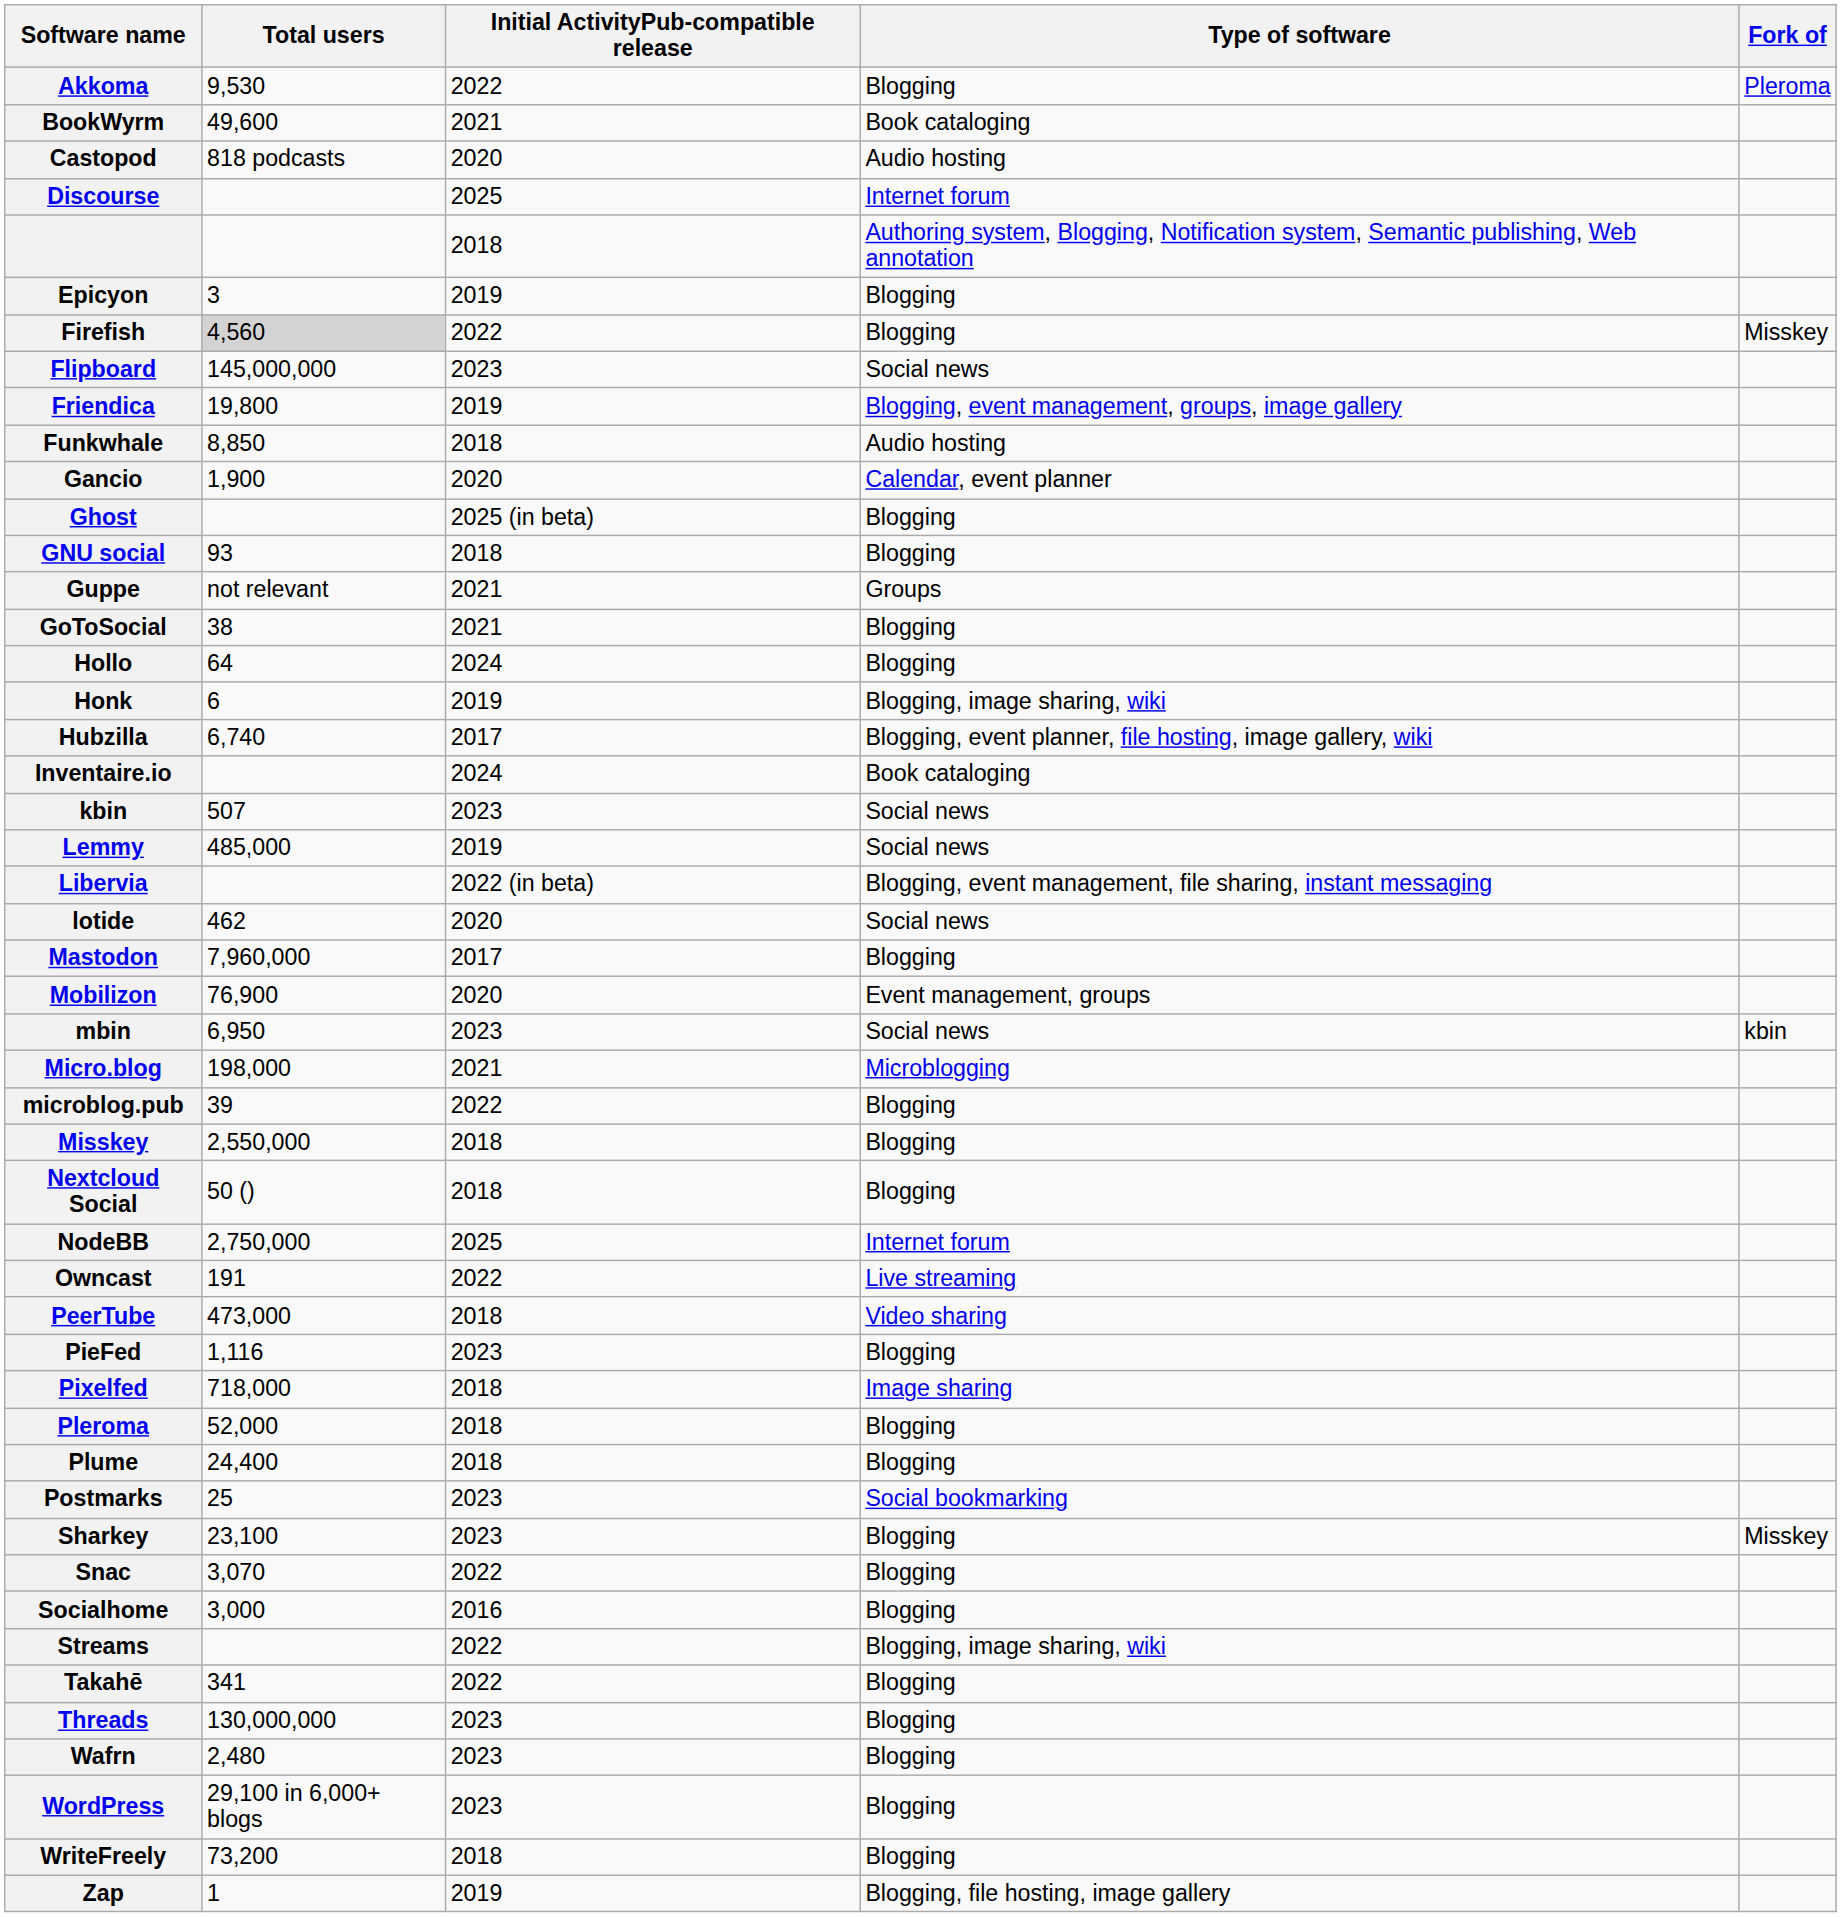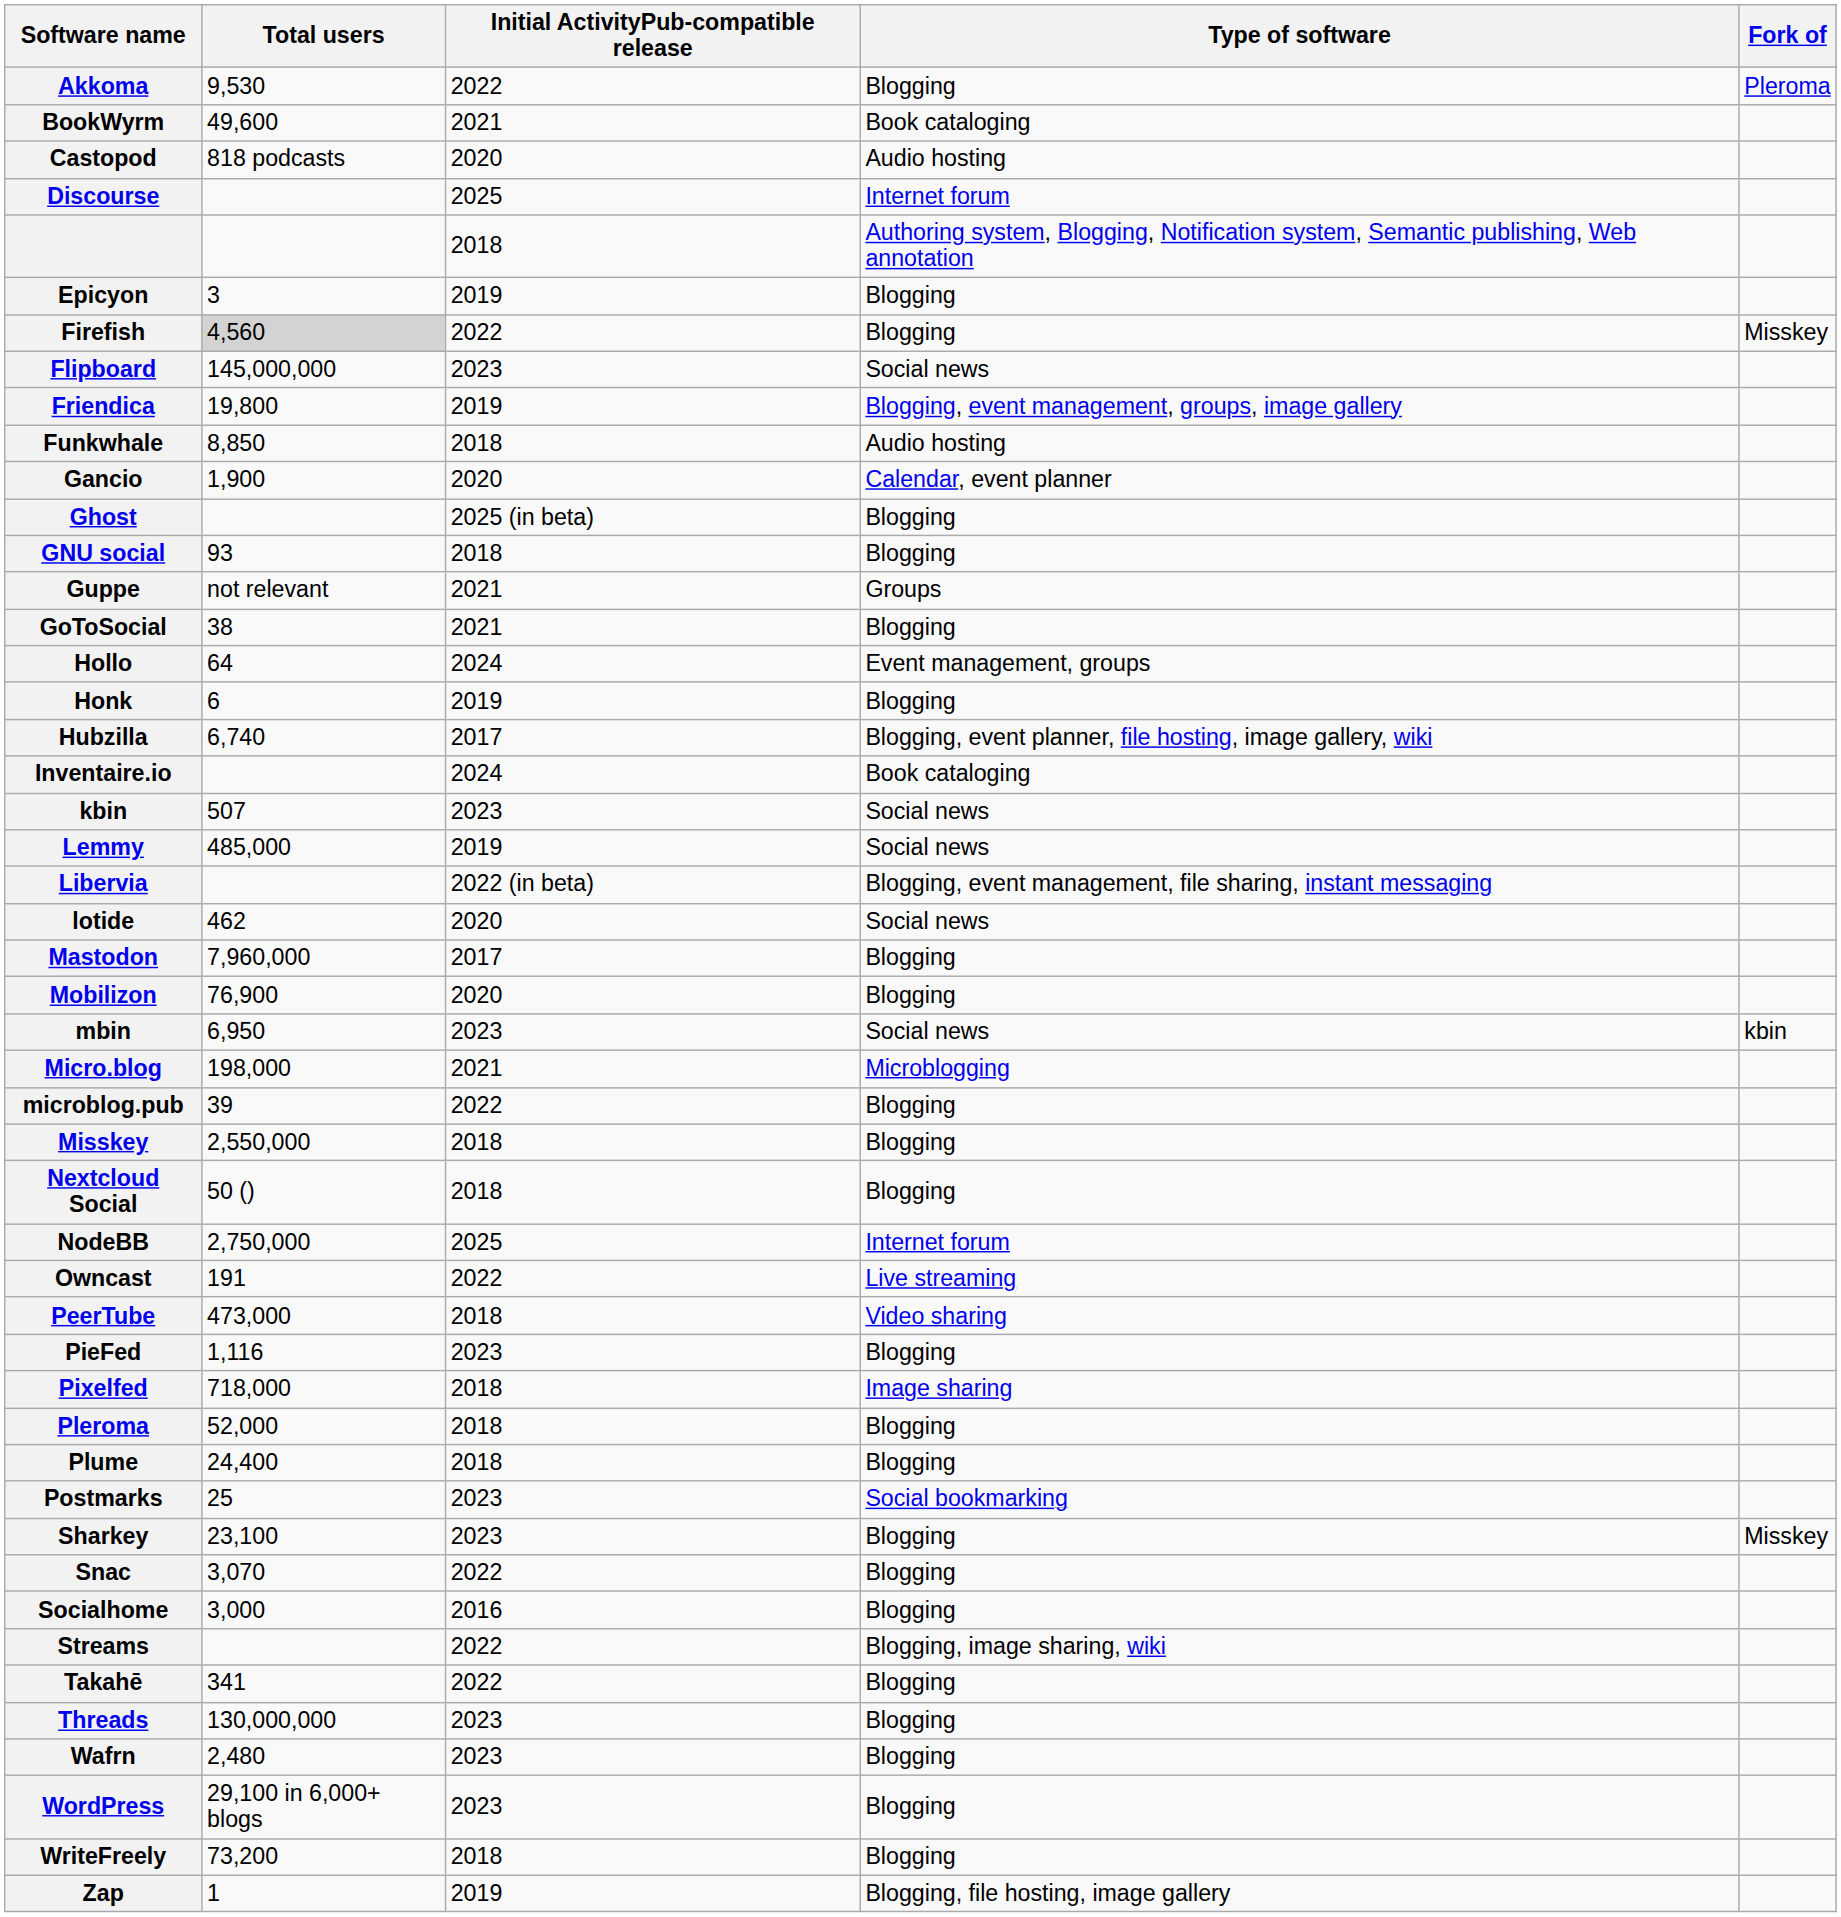(911, 663) Blogging -> (1008, 663) Event management, groups
(1016, 700) Blogging, image sharing, wiki -> (911, 700) Blogging
(1008, 994) Event management, groups -> (911, 994) Blogging
